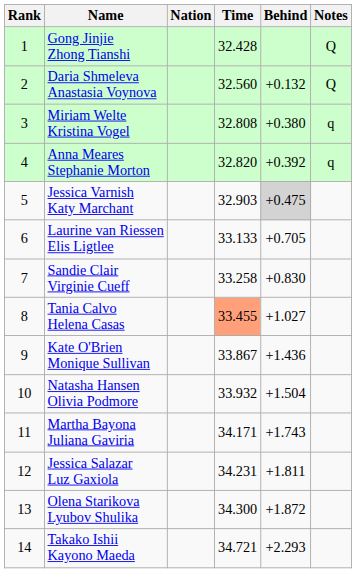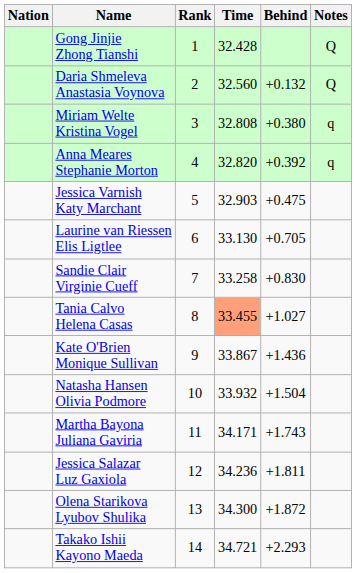columns swapped: (24, 15) <-> (191, 15)
(286, 200) lightgrey background -> (286, 200) no background
(238, 239) 33.133 -> (238, 239) 33.130
(238, 471) 34.231 -> (238, 471) 34.236
